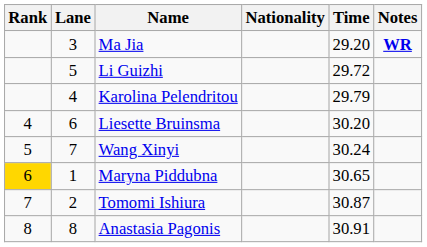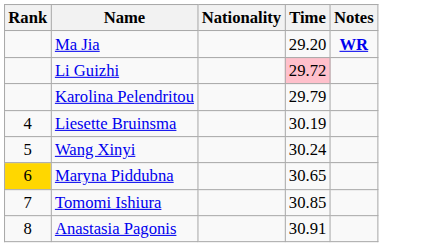- column: (73, 17)
(351, 70) no background -> (308, 70) pink background
(351, 123) 30.20 -> (308, 123) 30.19
(351, 202) 30.87 -> (308, 202) 30.85
